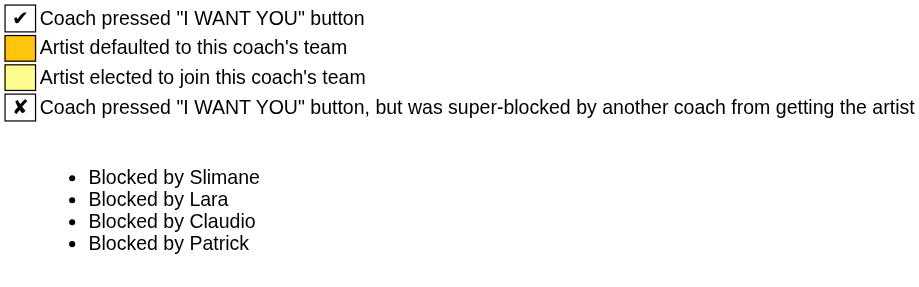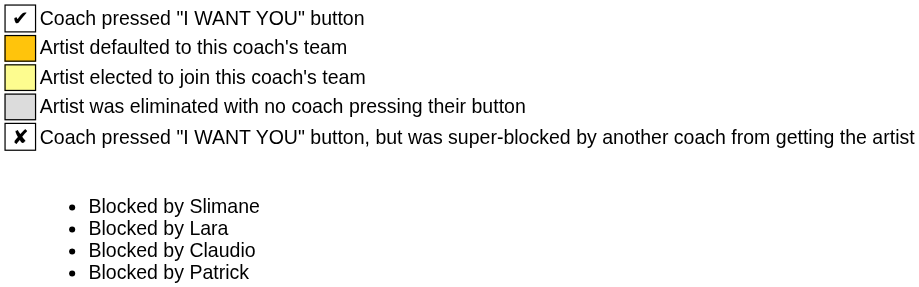+ row: (283, 106)
